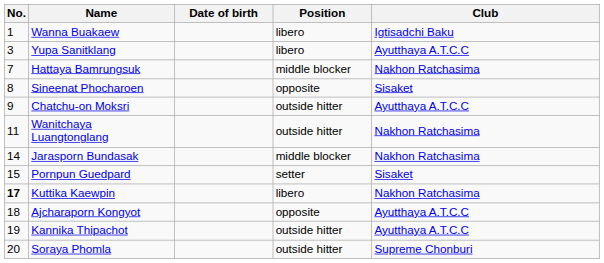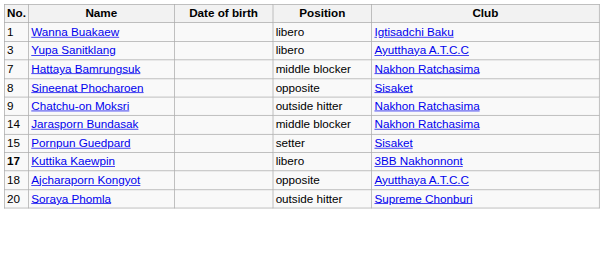(422, 106) Ayutthaya A.T.C.C -> (427, 106) Nakhon Ratchasima
- row: (70, 131)
(427, 193) Nakhon Ratchasima -> (419, 161) 3BB Nakhonnont
- row: (80, 230)
